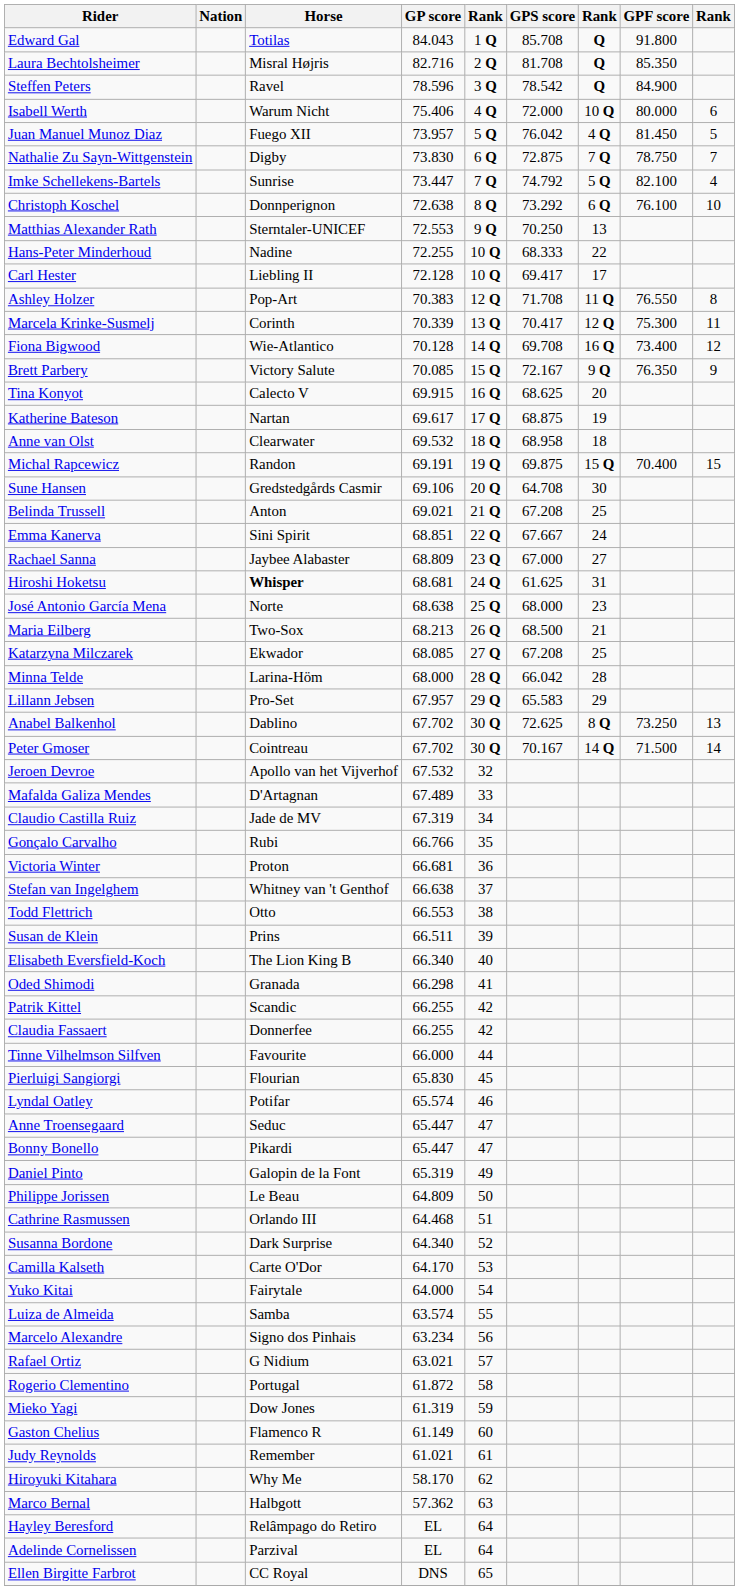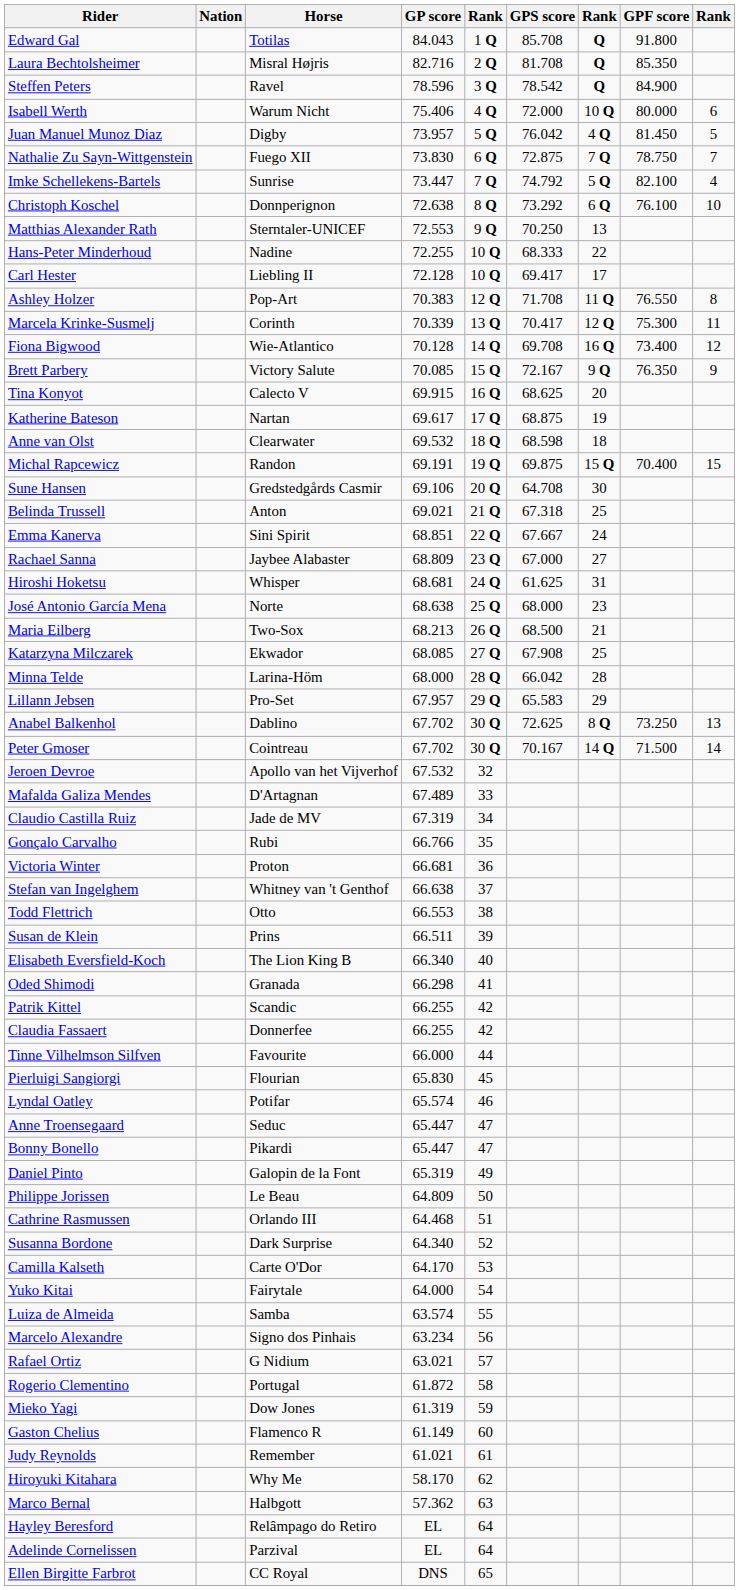(280, 134) Fuego XII -> (268, 134) Digby
(268, 157) Digby -> (280, 157) Fuego XII
(542, 441) 68.958 -> (542, 441) 68.598
(542, 511) 67.208 -> (542, 511) 67.318
(276, 582) bold -> (274, 582) normal
(542, 653) 67.208 -> (542, 653) 67.908
